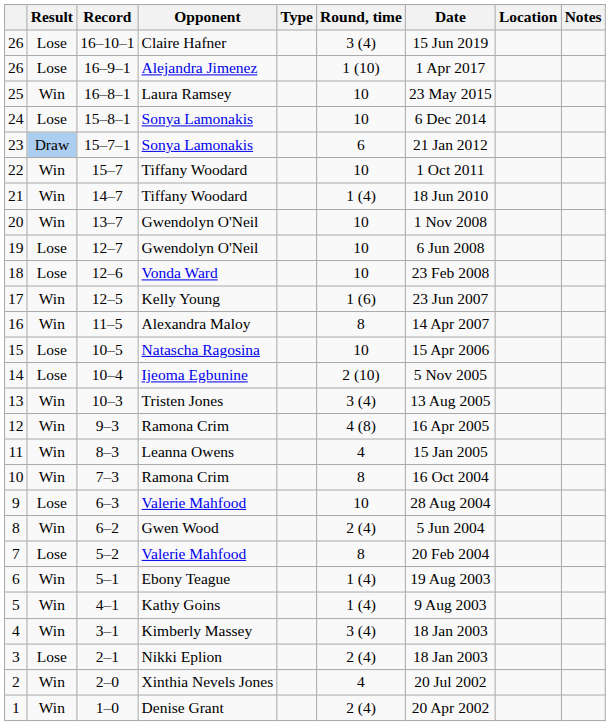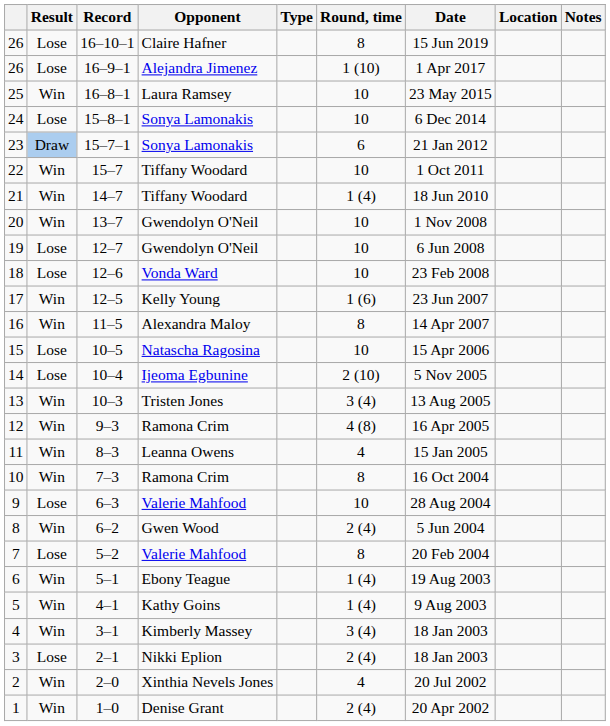(361, 43) 3 (4) -> (361, 43) 8
